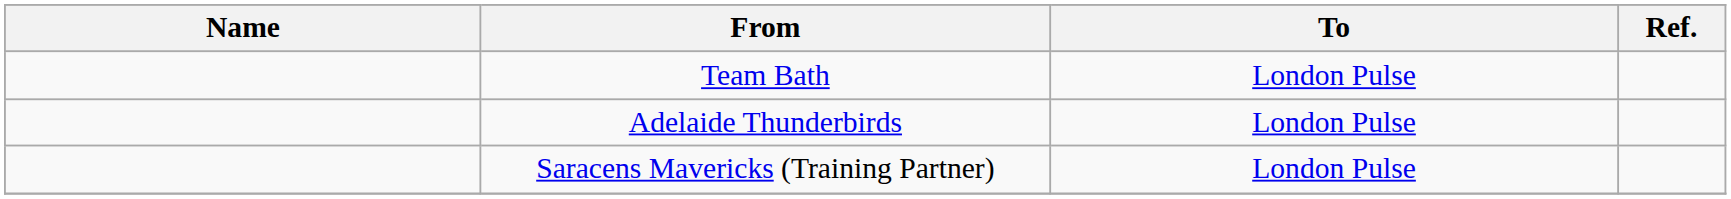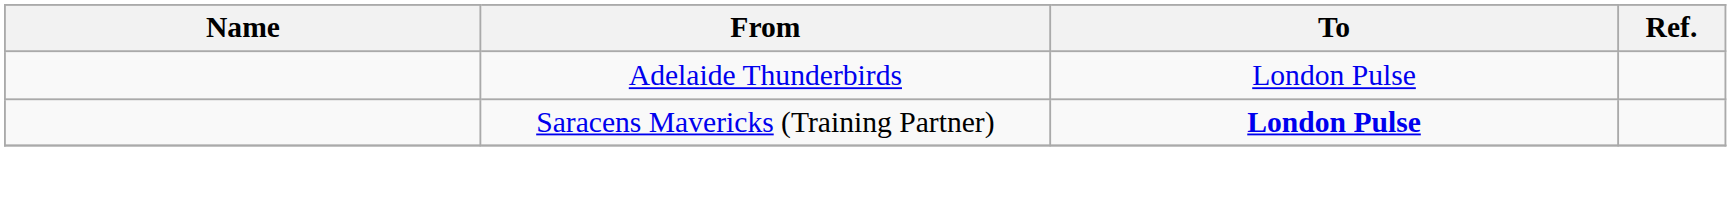- row: (765, 74)
(1334, 168) normal -> (1334, 121) bold
